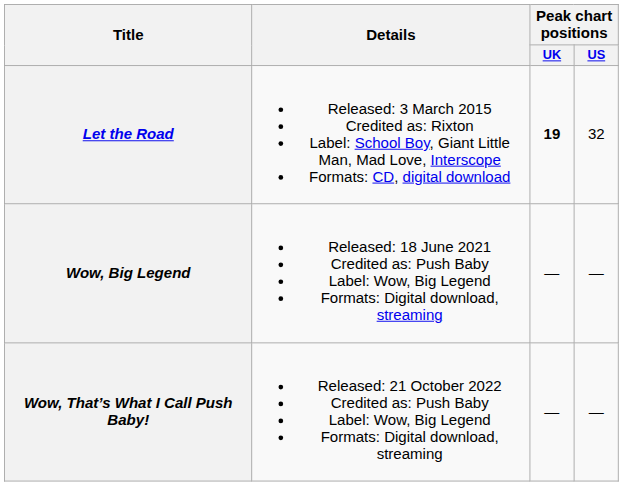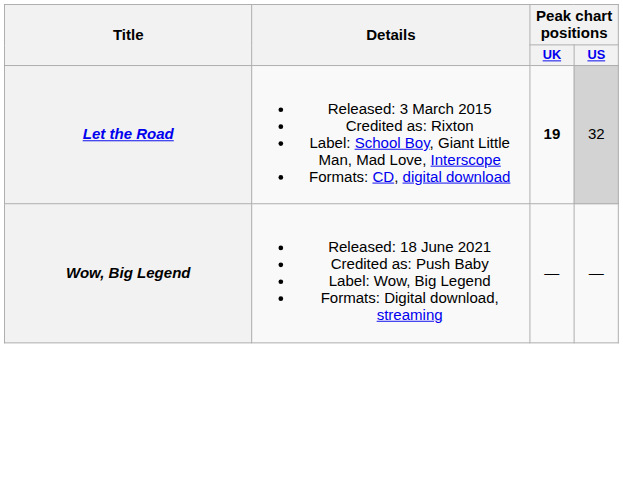(596, 134) no background -> (596, 134) lightgrey background
- row: (128, 411)
